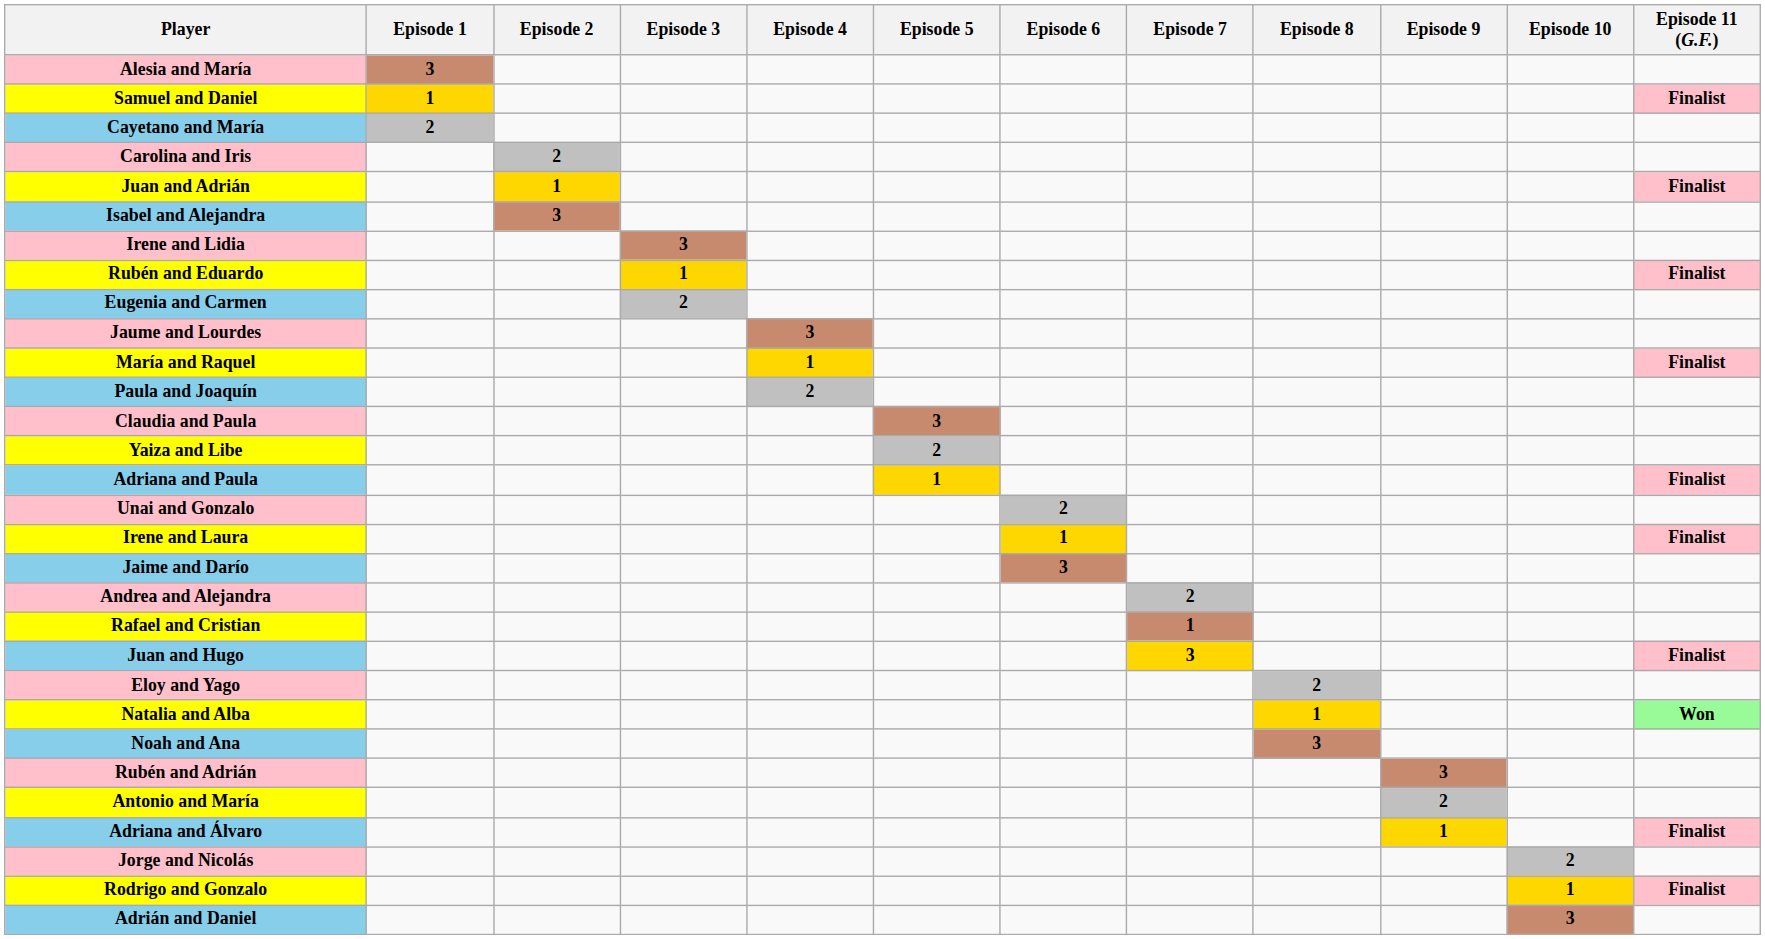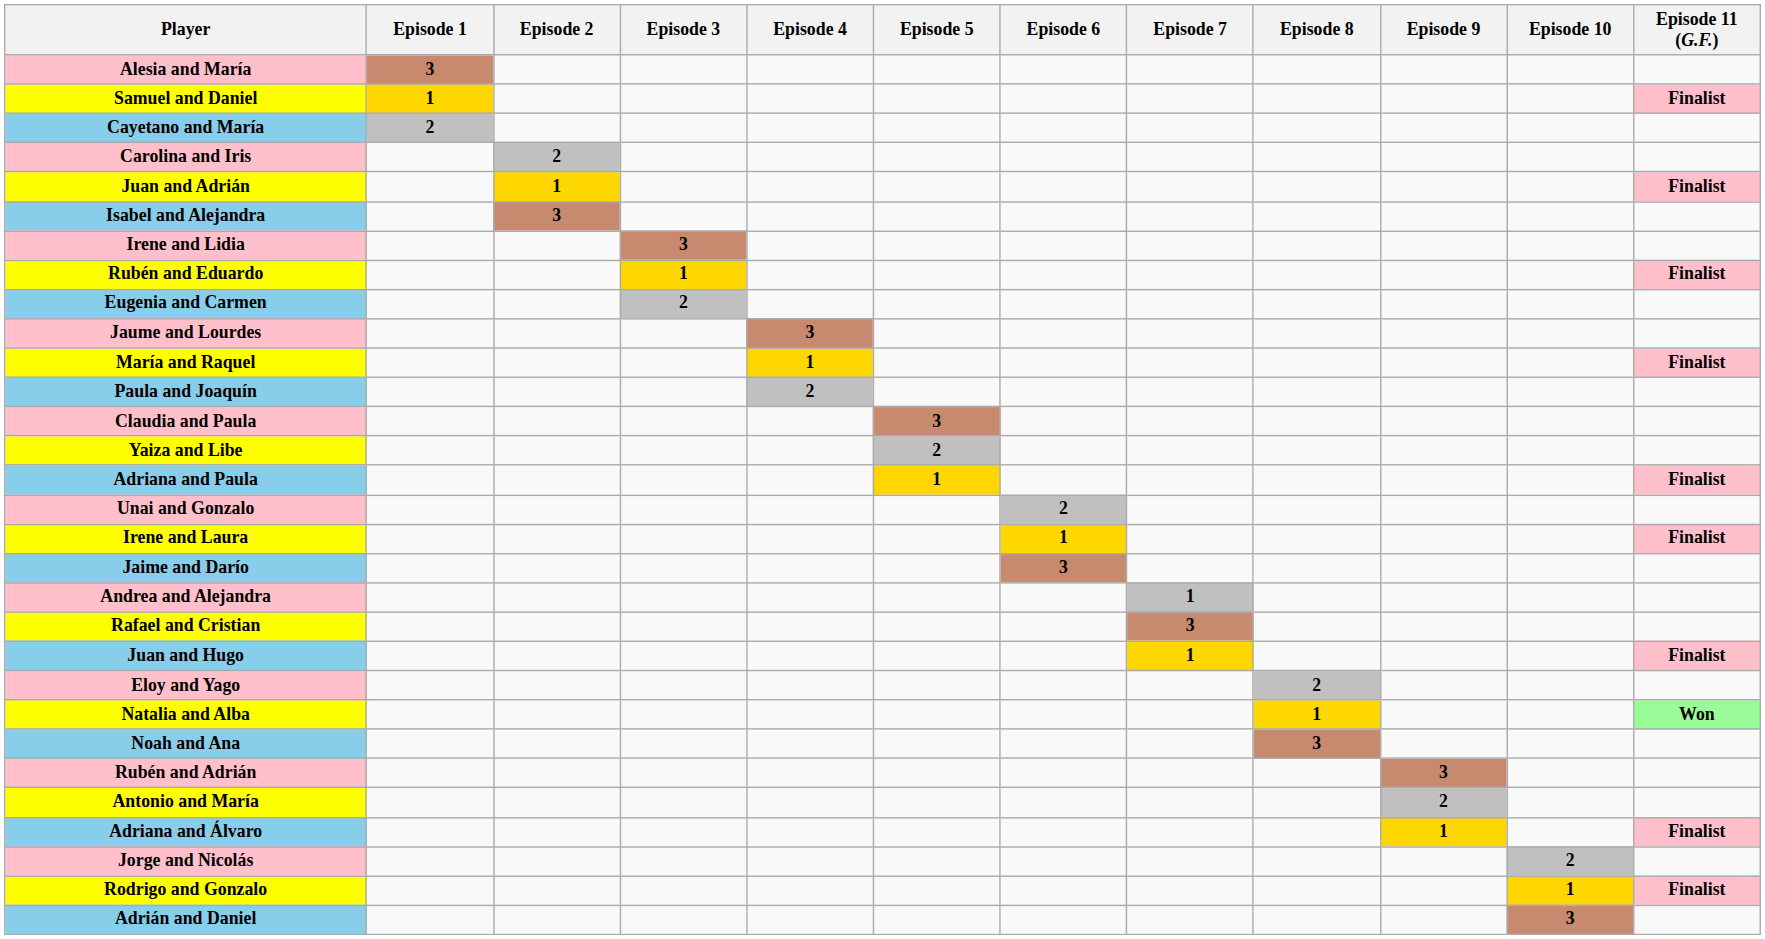(1190, 596) 2 -> (1190, 596) 1
(1190, 626) 1 -> (1190, 626) 3
(1190, 655) 3 -> (1190, 655) 1
